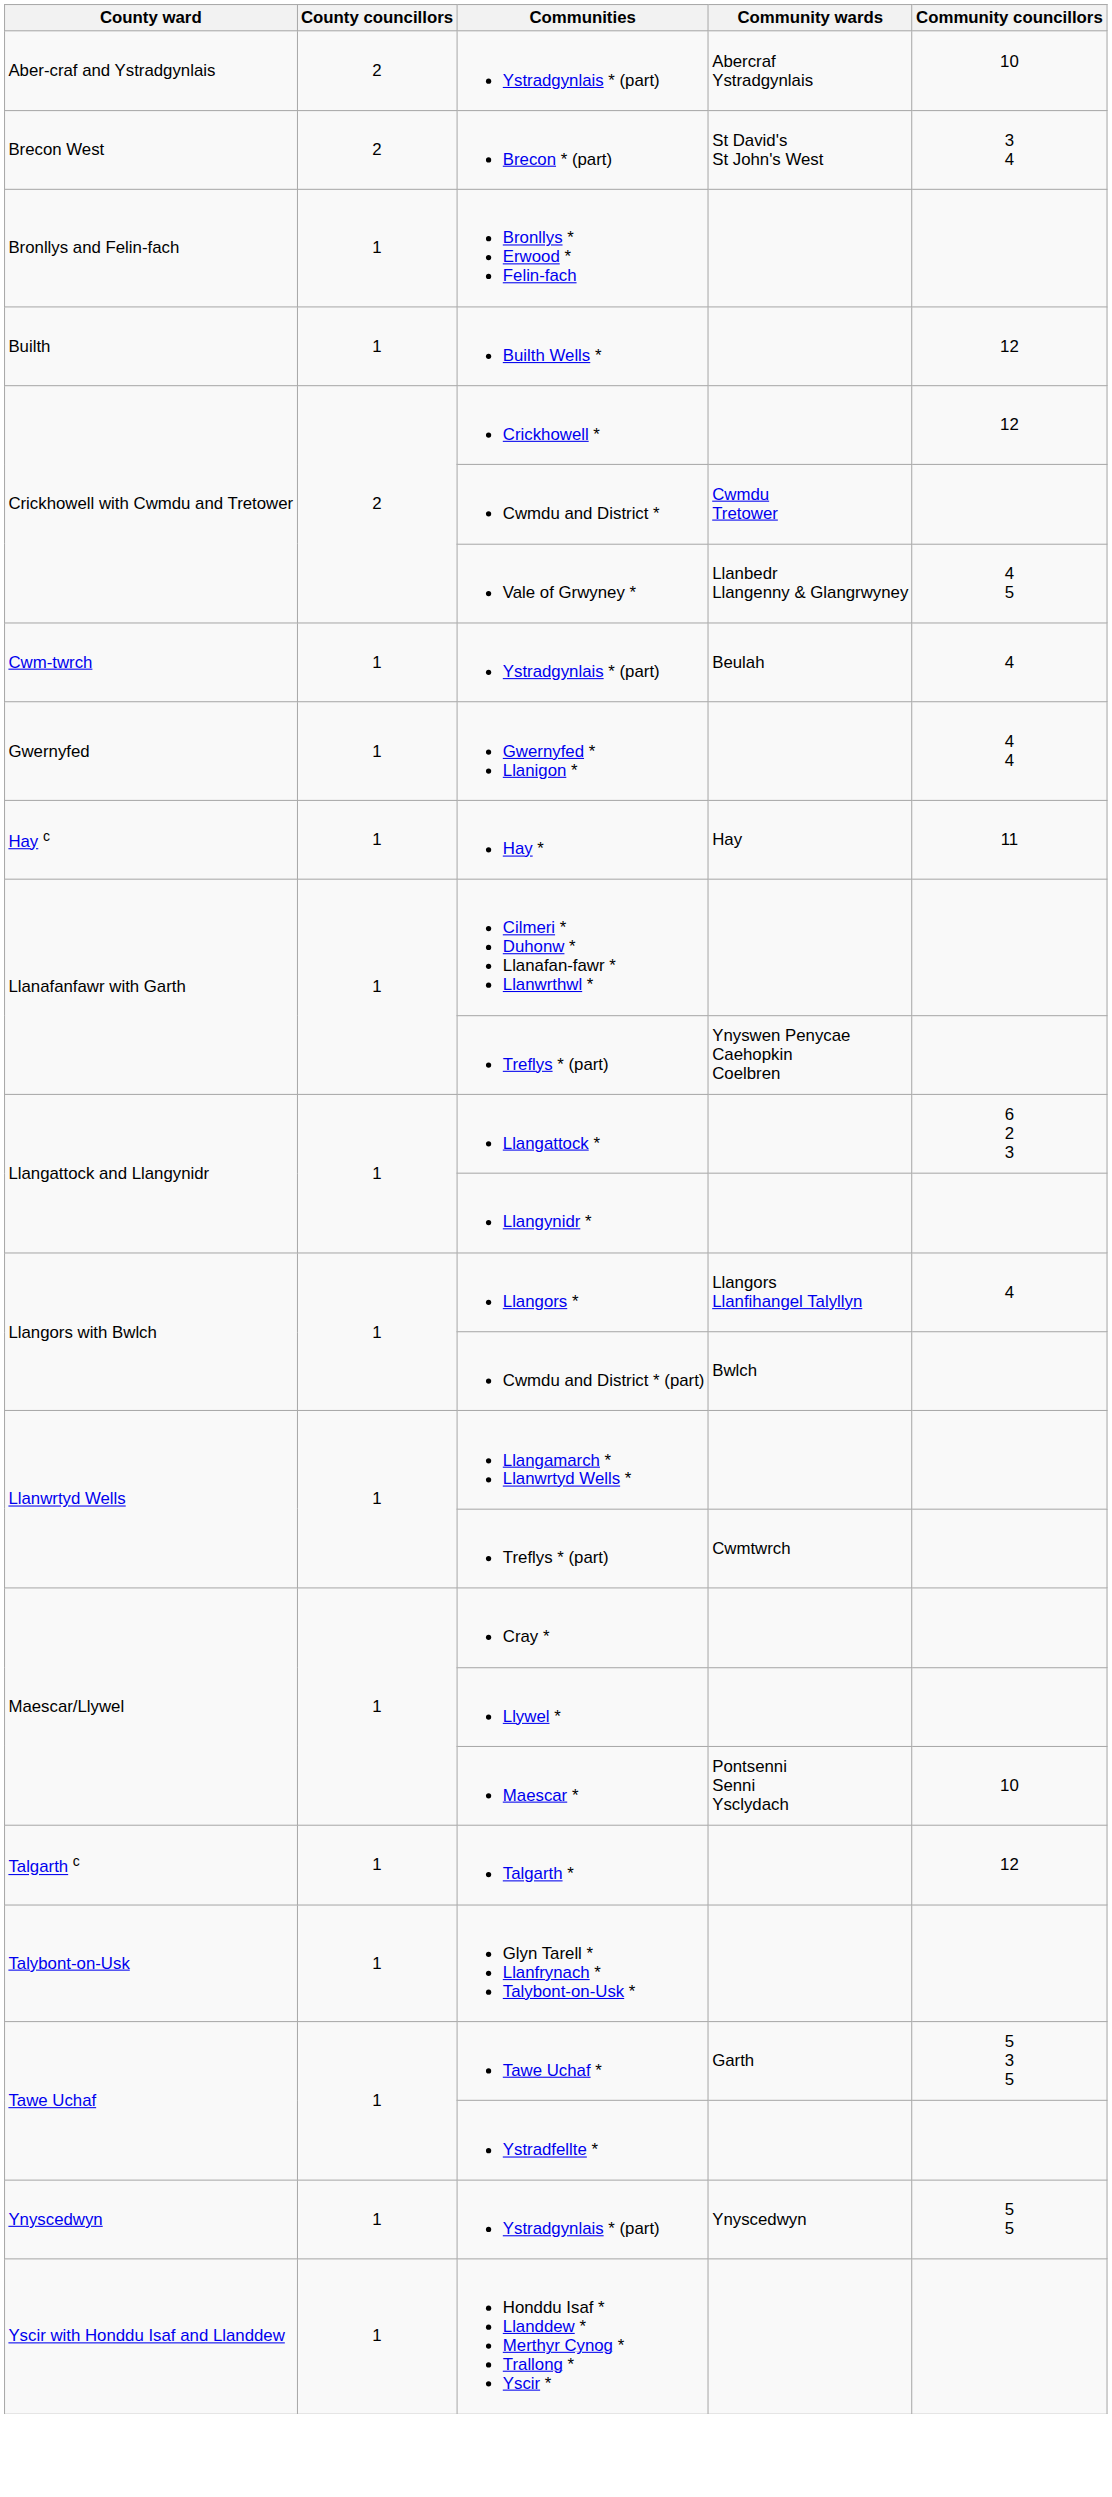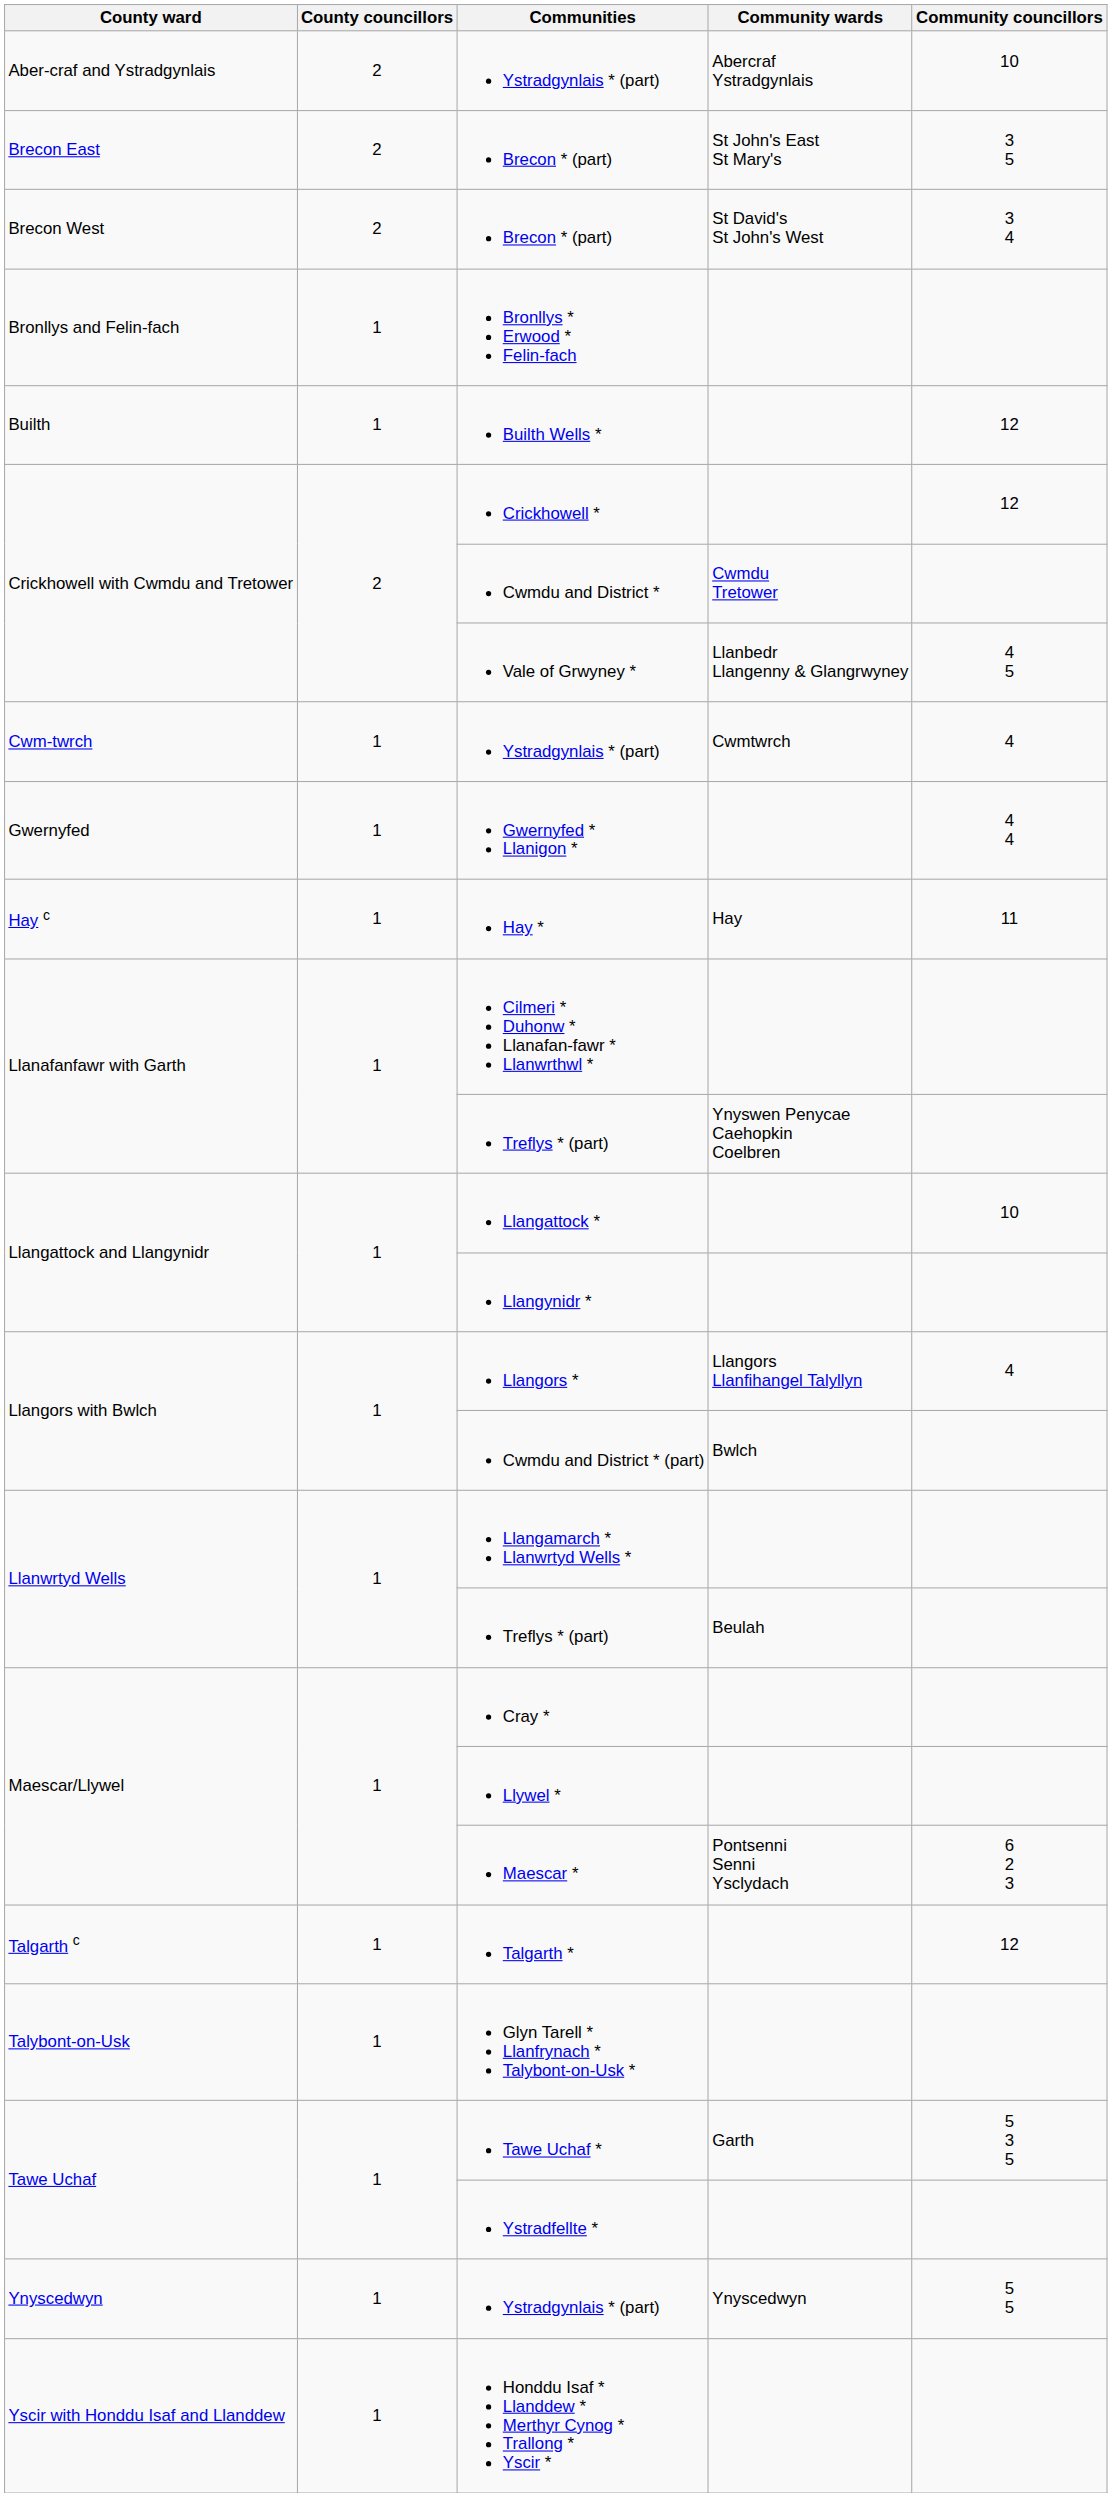+ row: (54, 149)
(738, 662) Beulah -> (751, 741) Cwmtwrch
(1009, 1133) 6 2 3 -> (1009, 1212) 10
(751, 1548) Cwmtwrch -> (738, 1627) Beulah
(1009, 1785) 10 -> (1009, 1865) 6 2 3
